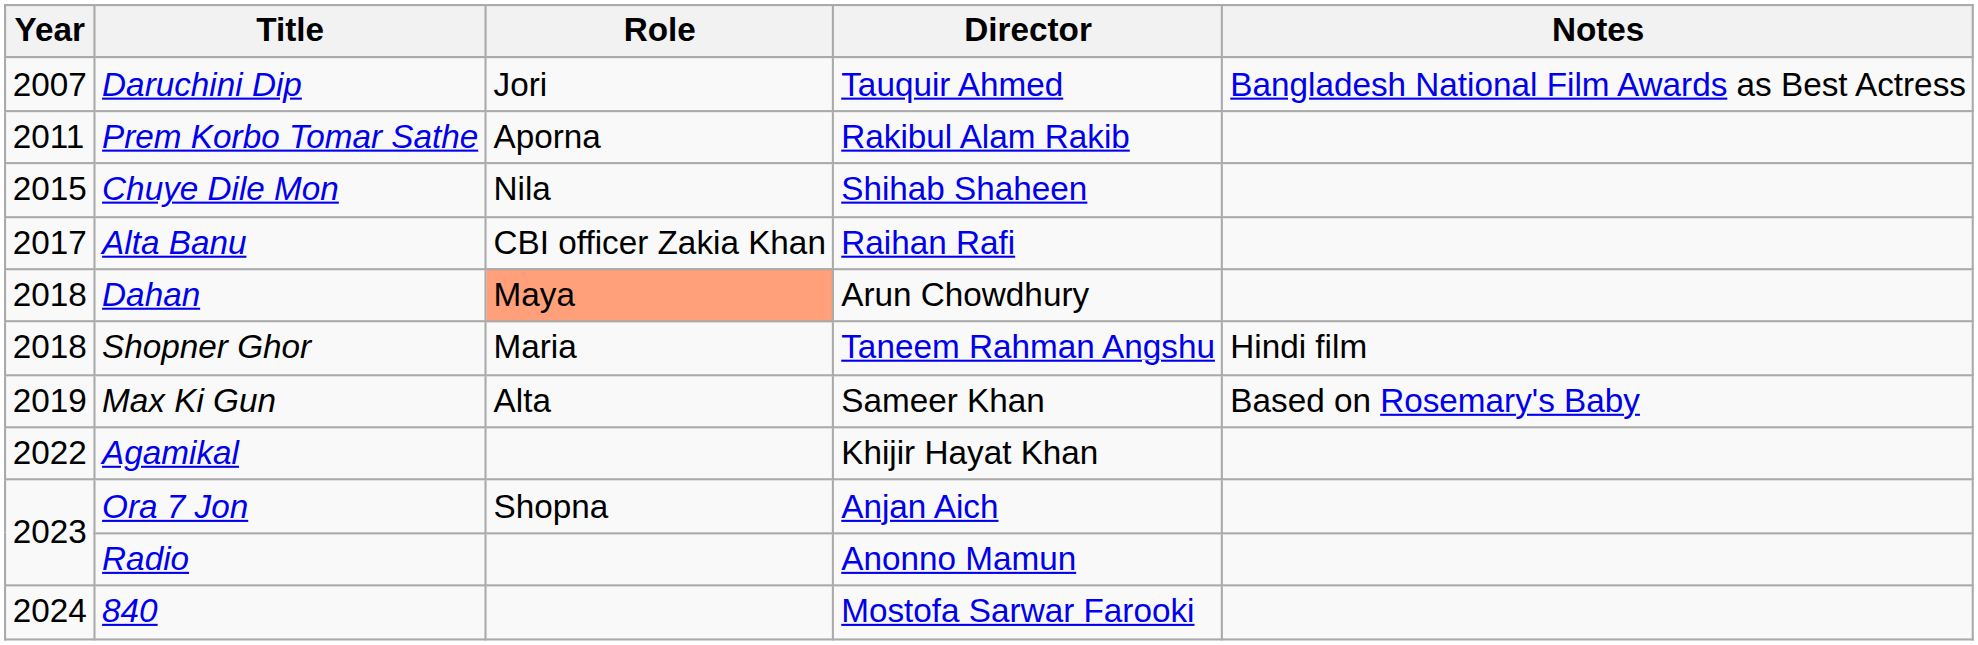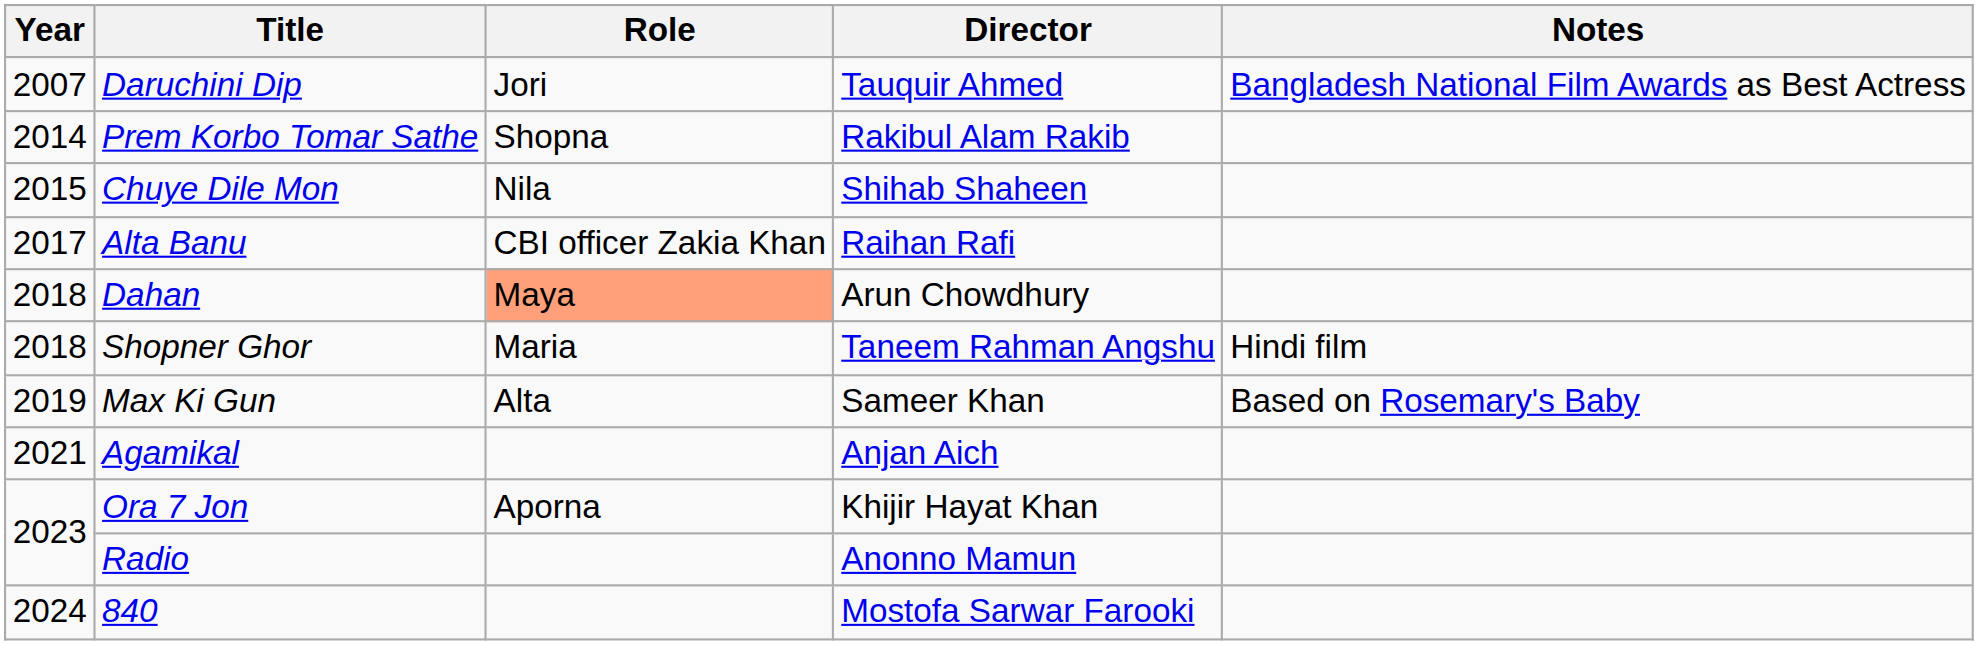(48, 136) 2011 -> (50, 136) 2014
(547, 136) Aporna -> (551, 136) Shopna
(50, 453) 2022 -> (50, 453) 2021
(970, 453) Khijir Hayat Khan -> (920, 453) Anjan Aich
(551, 505) Shopna -> (547, 505) Aporna
(920, 505) Anjan Aich -> (970, 505) Khijir Hayat Khan
